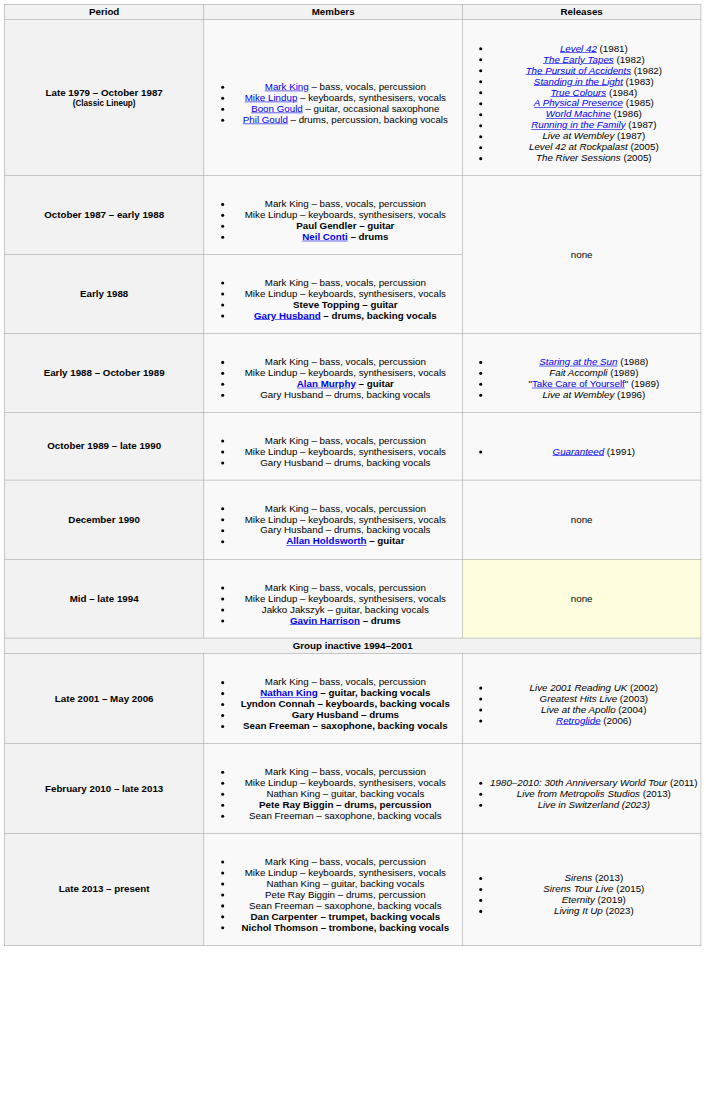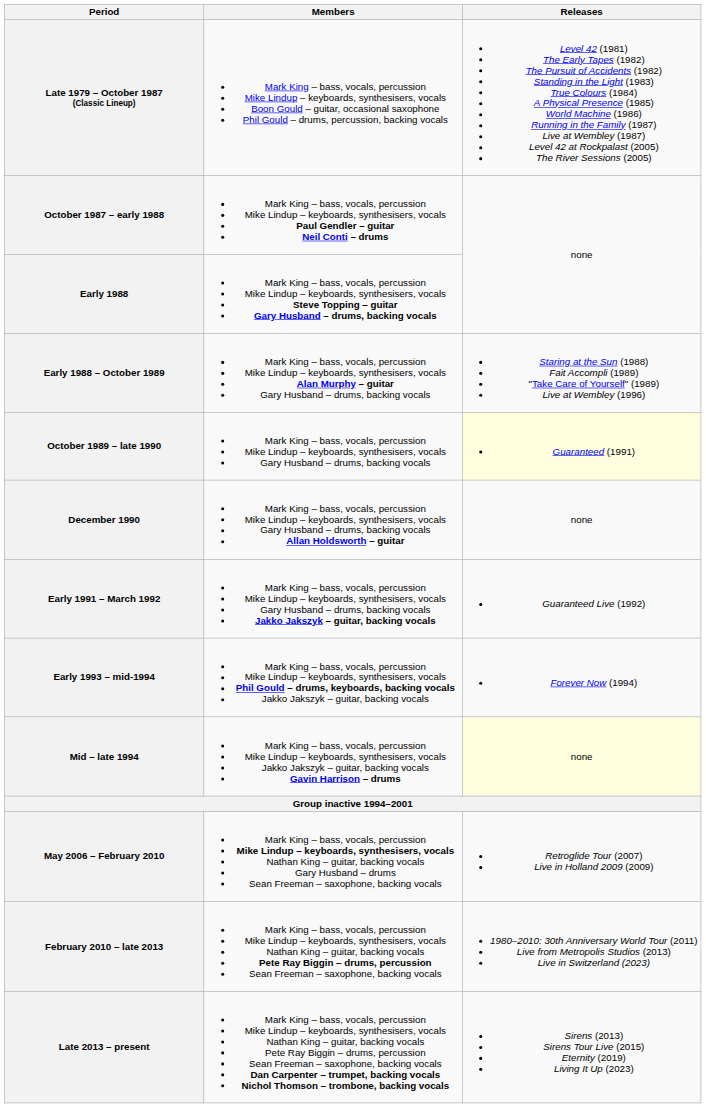(582, 452) no background -> (582, 452) lightyellow background
+ row: (104, 598)
+ row: (104, 677)
- row: (104, 698)
+ row: (104, 856)
